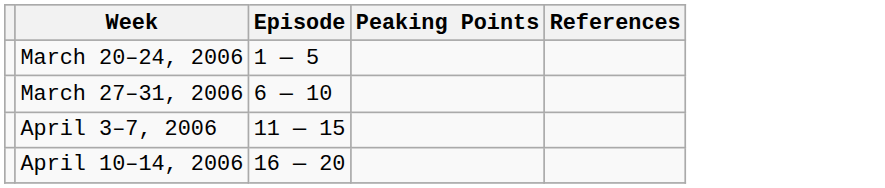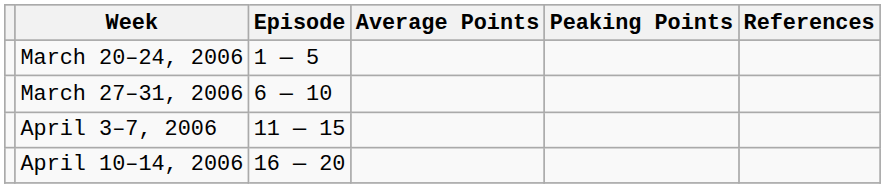+ column: (448, 23)
